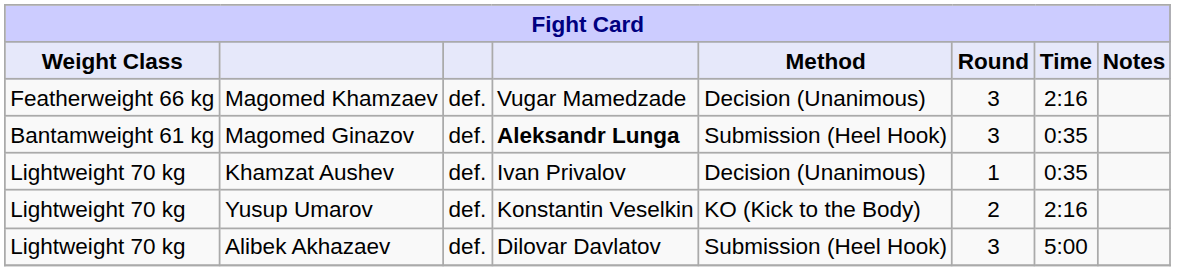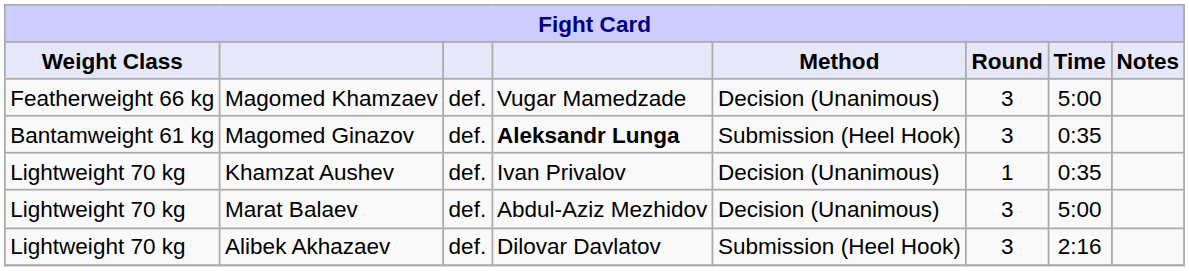(1066, 97) 2:16 -> (1080, 97) 5:00
- row: (299, 209)
+ row: (291, 209)
(1066, 246) 5:00 -> (1080, 246) 2:16
